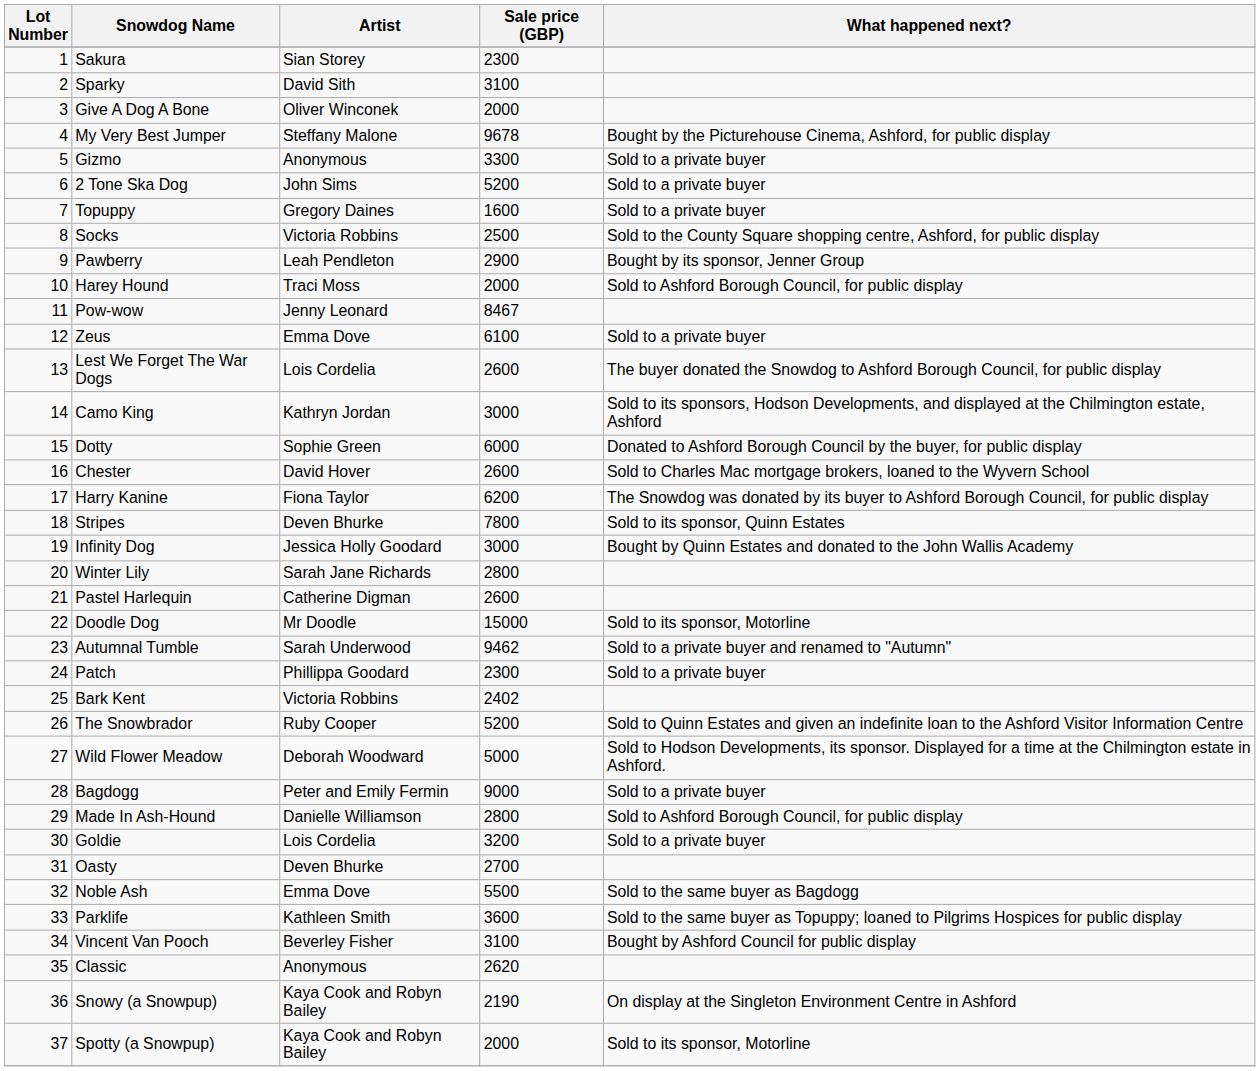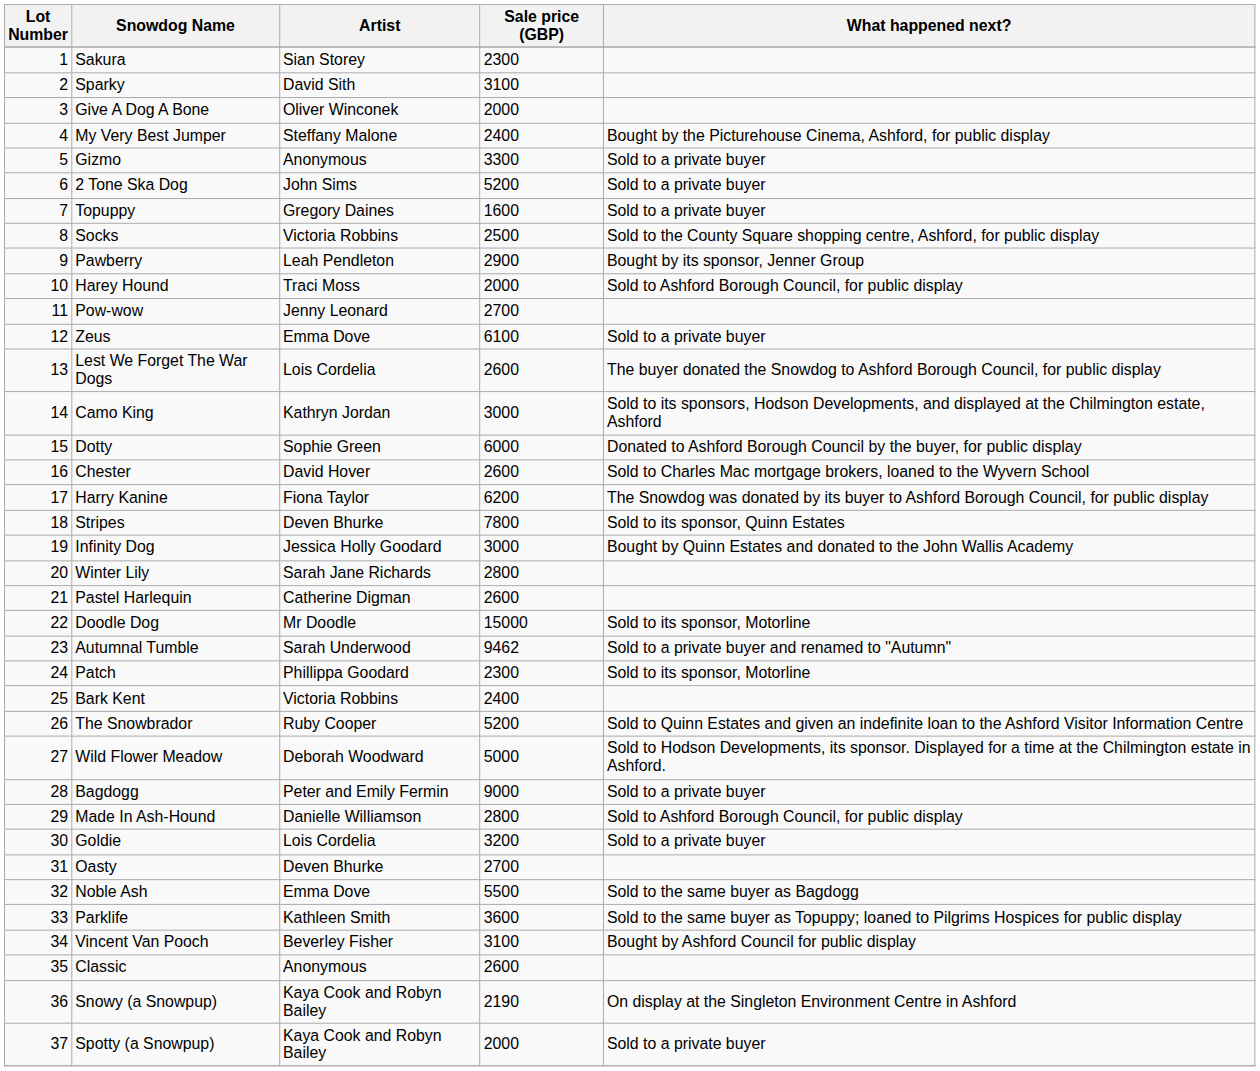(501, 135) 9678 -> (501, 135) 2400
(501, 311) 8467 -> (501, 311) 2700
(686, 673) Sold to a private buyer -> (709, 673) Sold to its sponsor, Motorline
(501, 698) 2402 -> (501, 698) 2400
(501, 967) 2620 -> (501, 967) 2600
(709, 1044) Sold to its sponsor, Motorline -> (686, 1044) Sold to a private buyer
